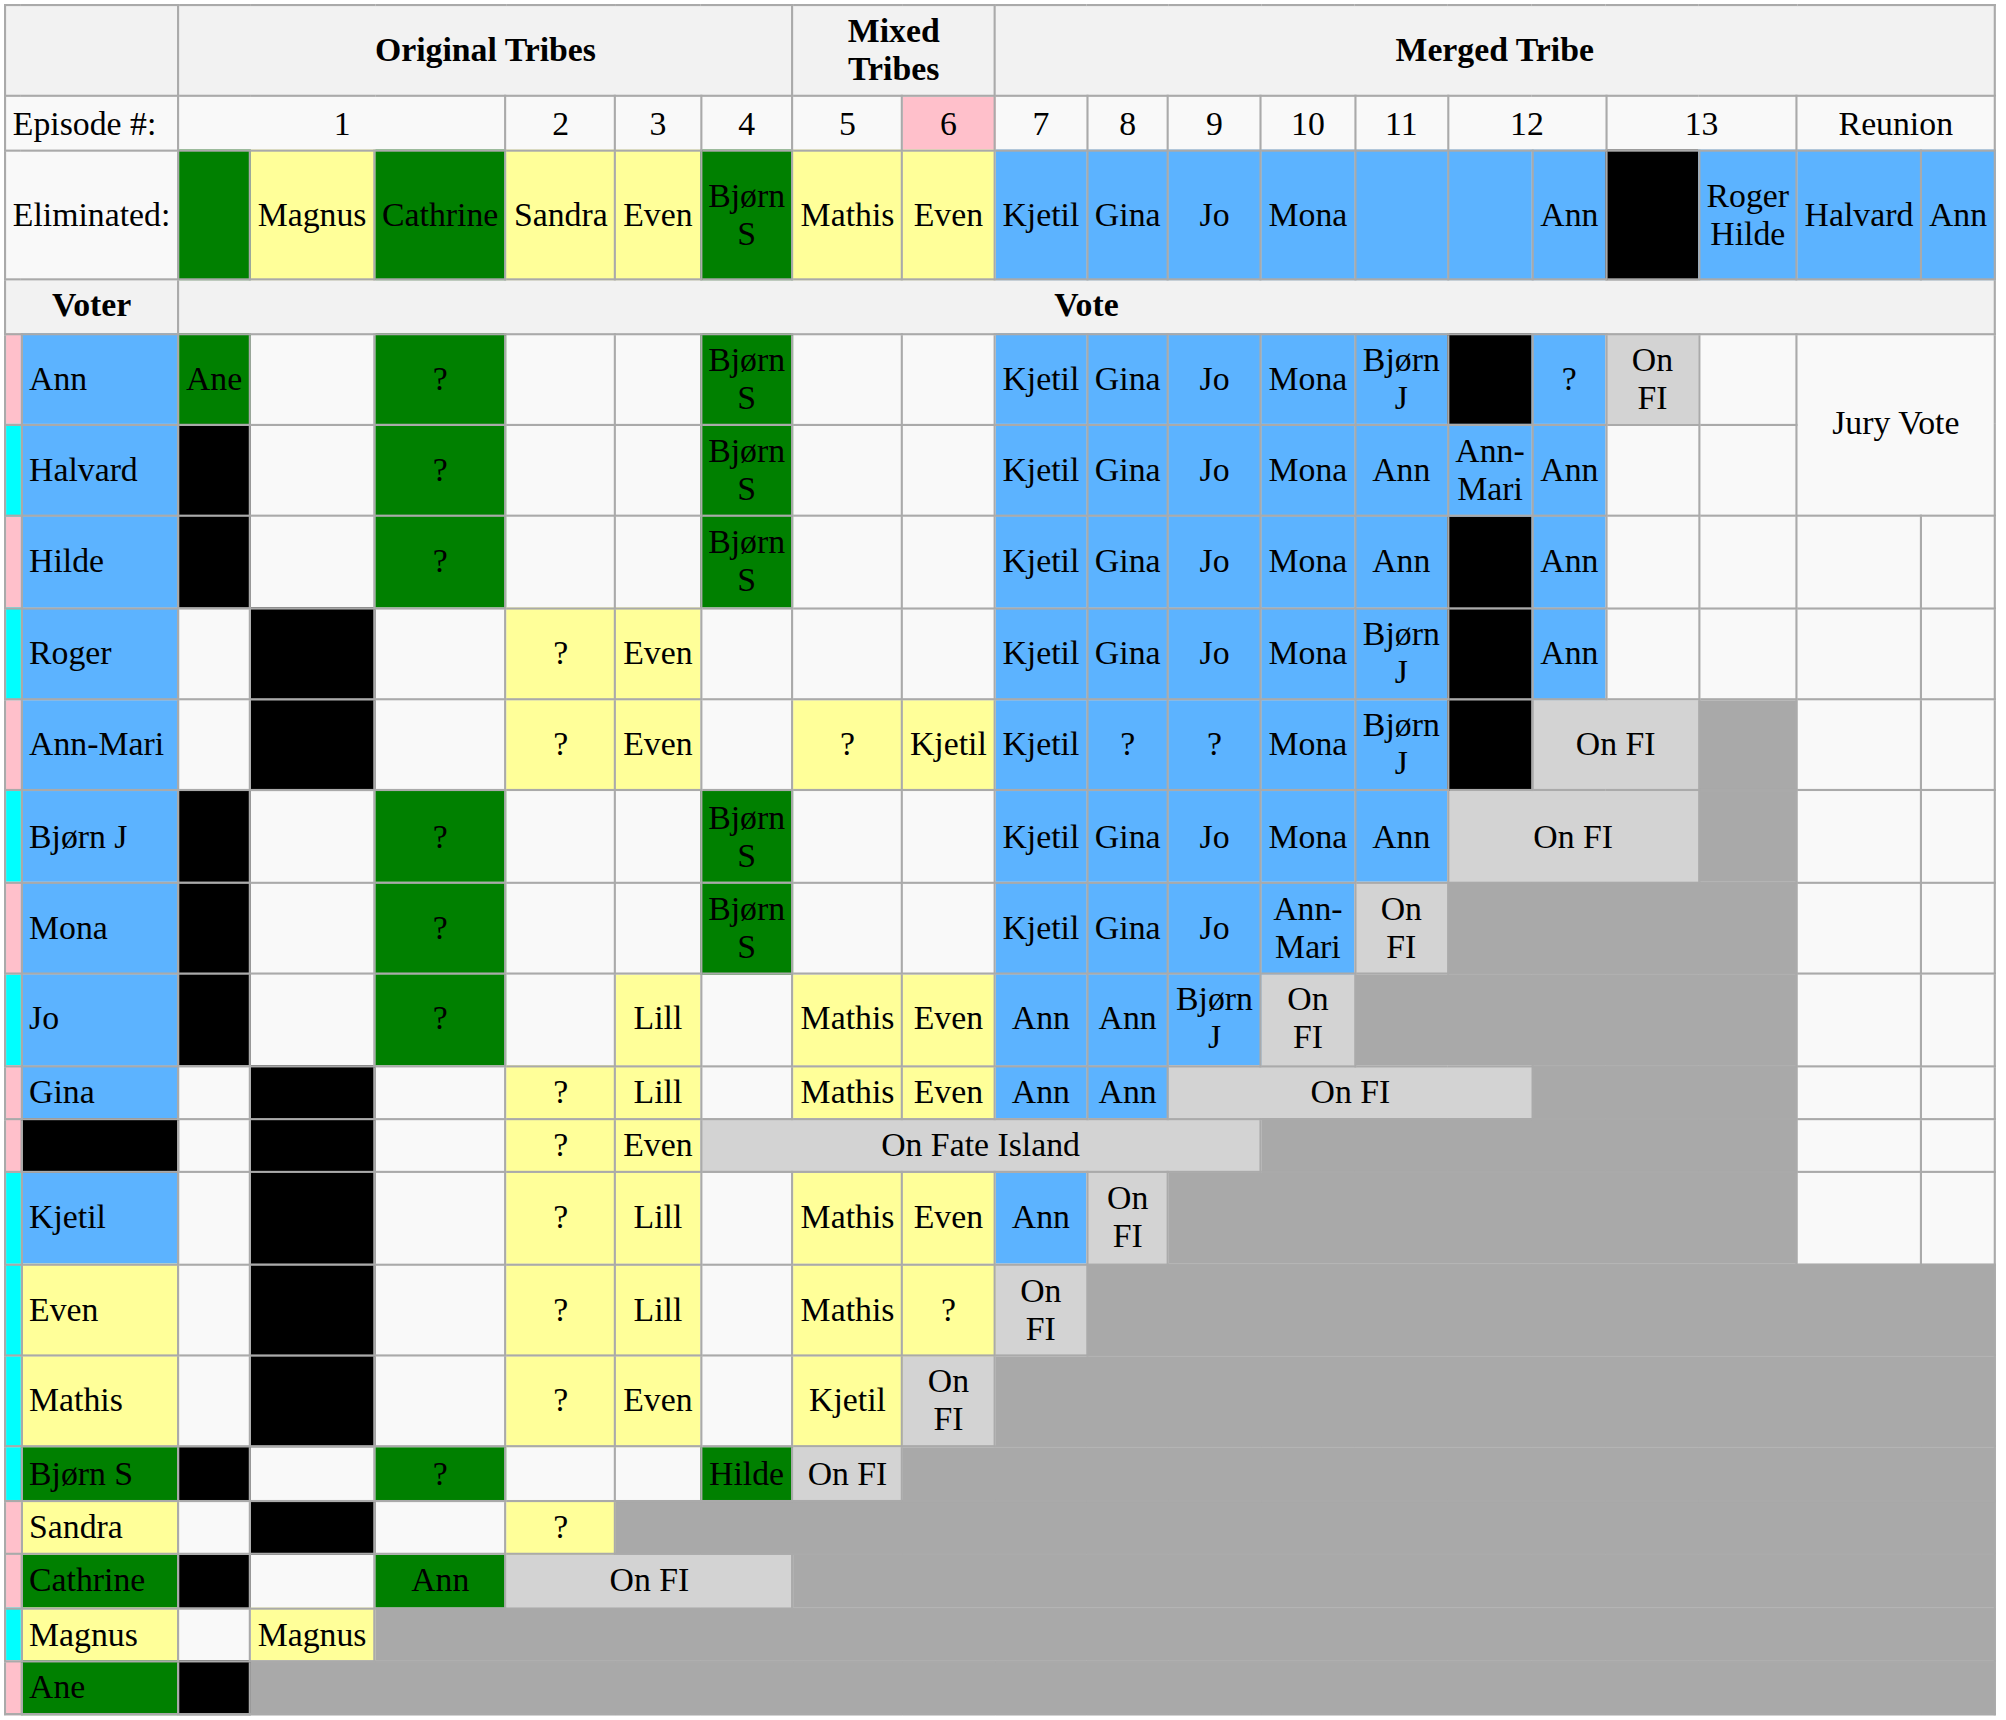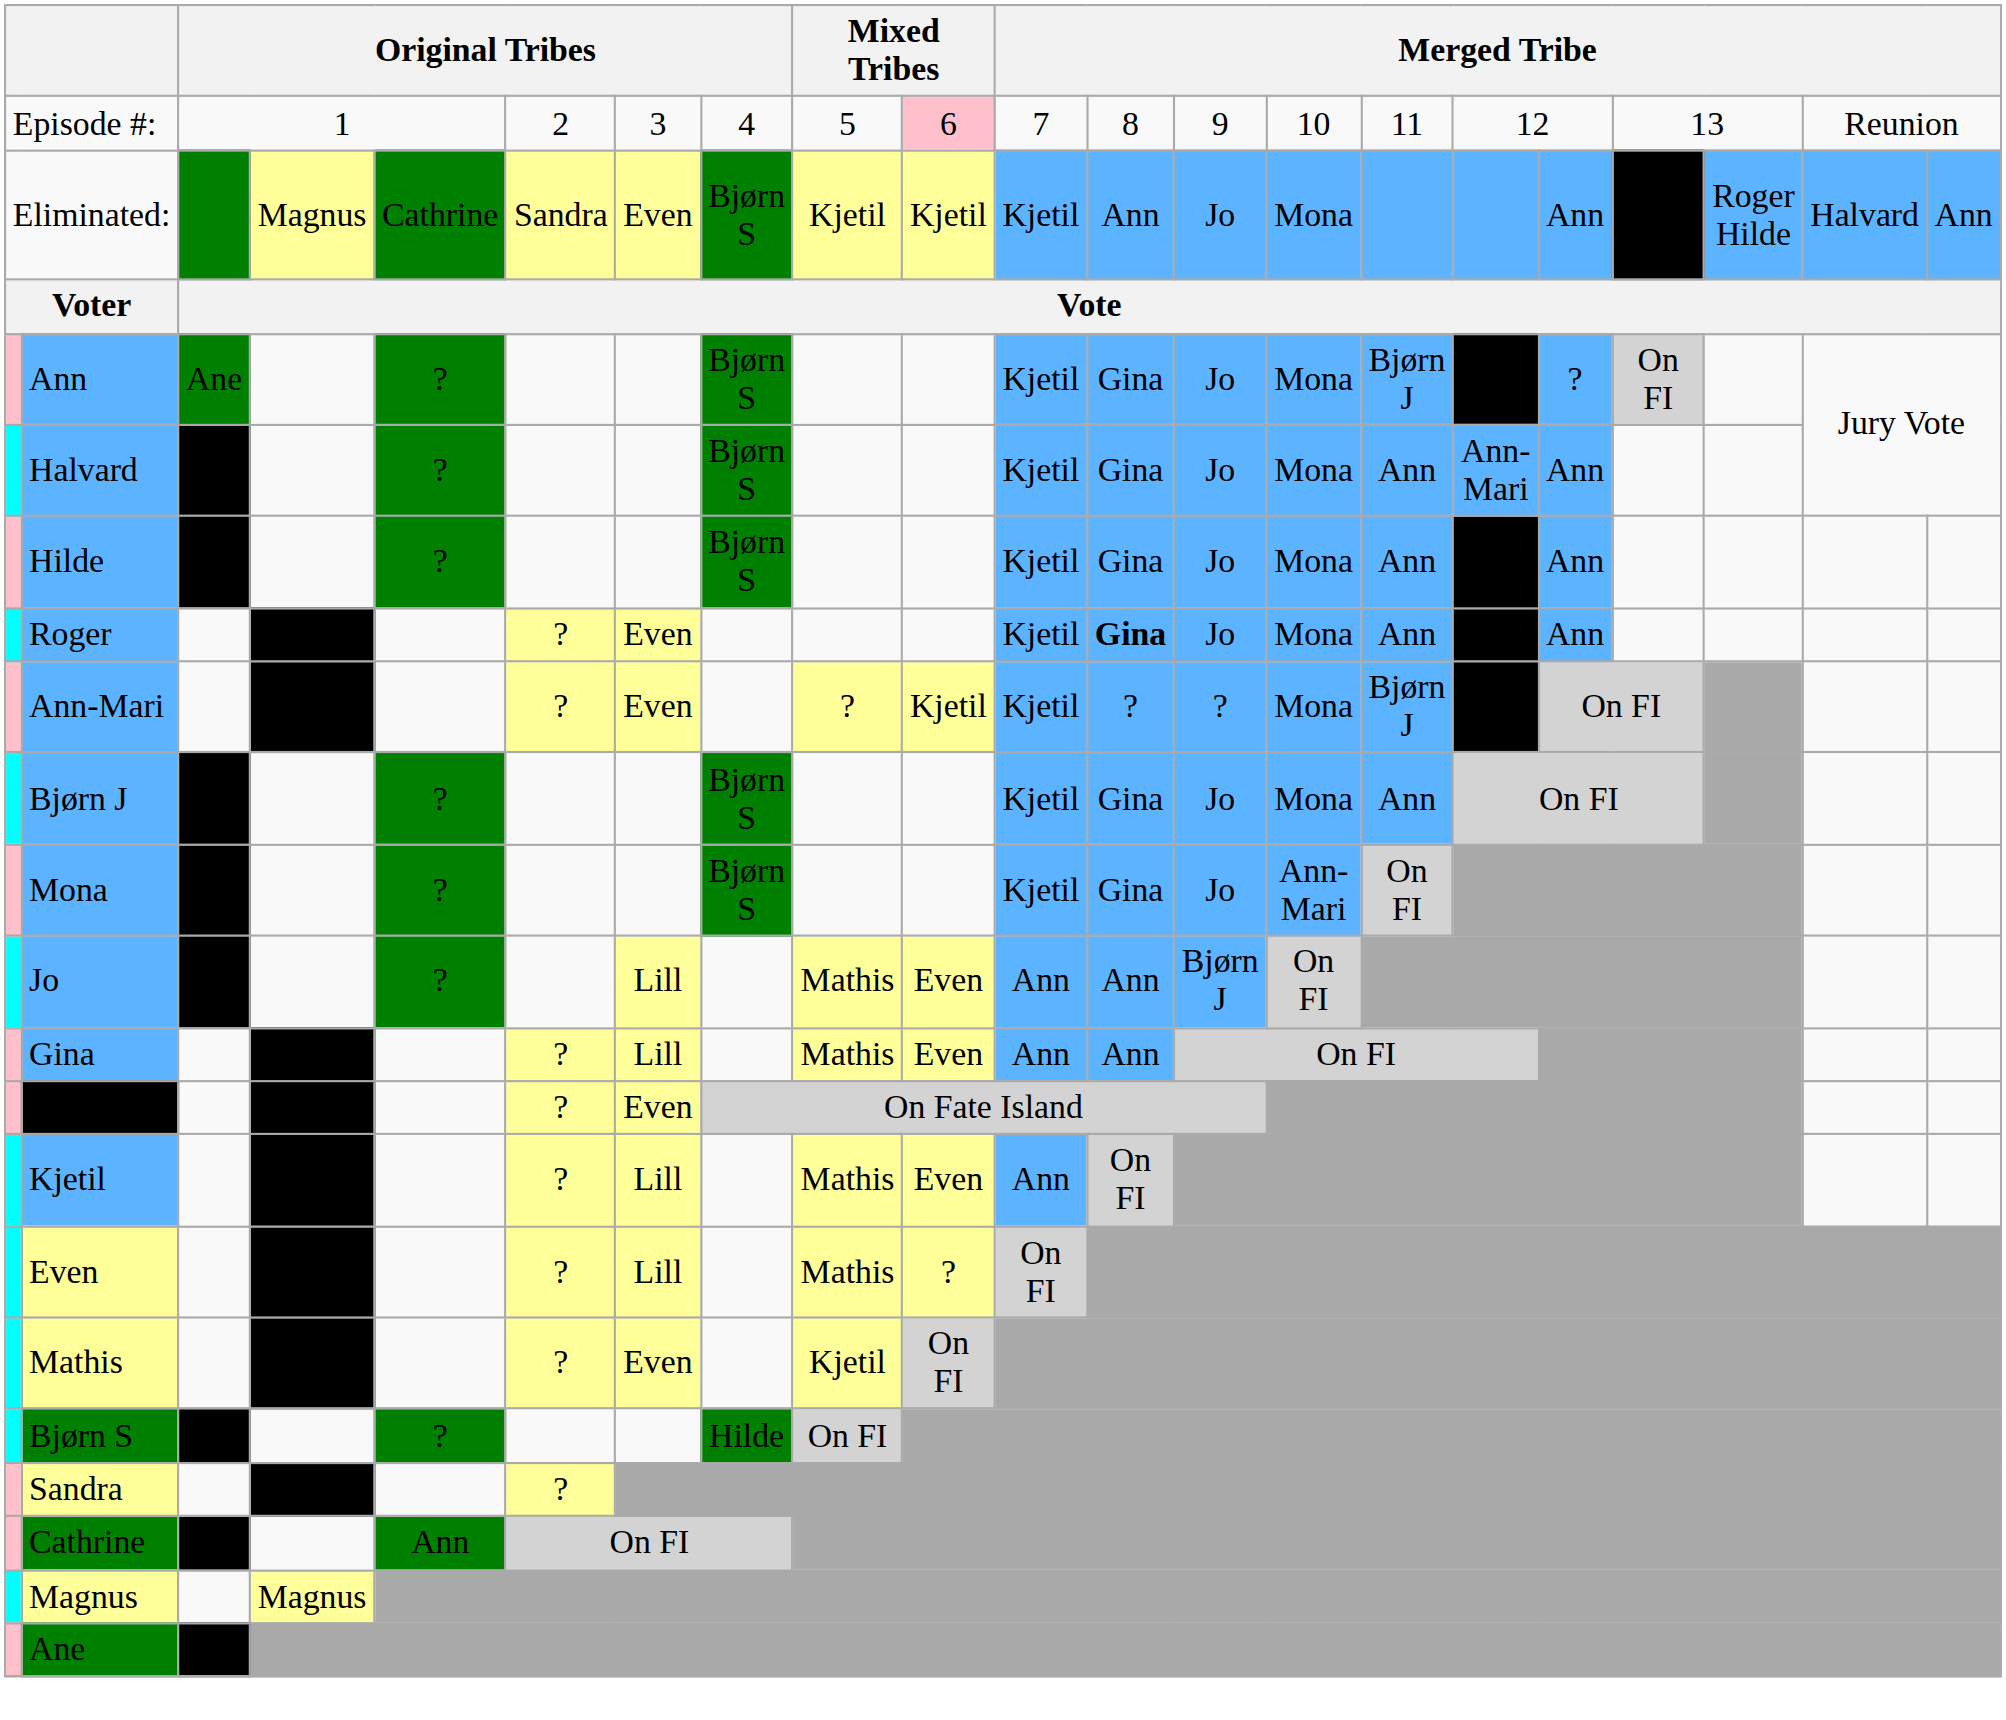(848, 214) Mathis -> (848, 214) Kjetil
(948, 214) Even -> (948, 214) Kjetil
(1128, 214) Gina -> (1131, 214) Ann
(1128, 652) normal -> (1131, 633) bold
(1401, 652) Bjørn J -> (1407, 633) Ann
